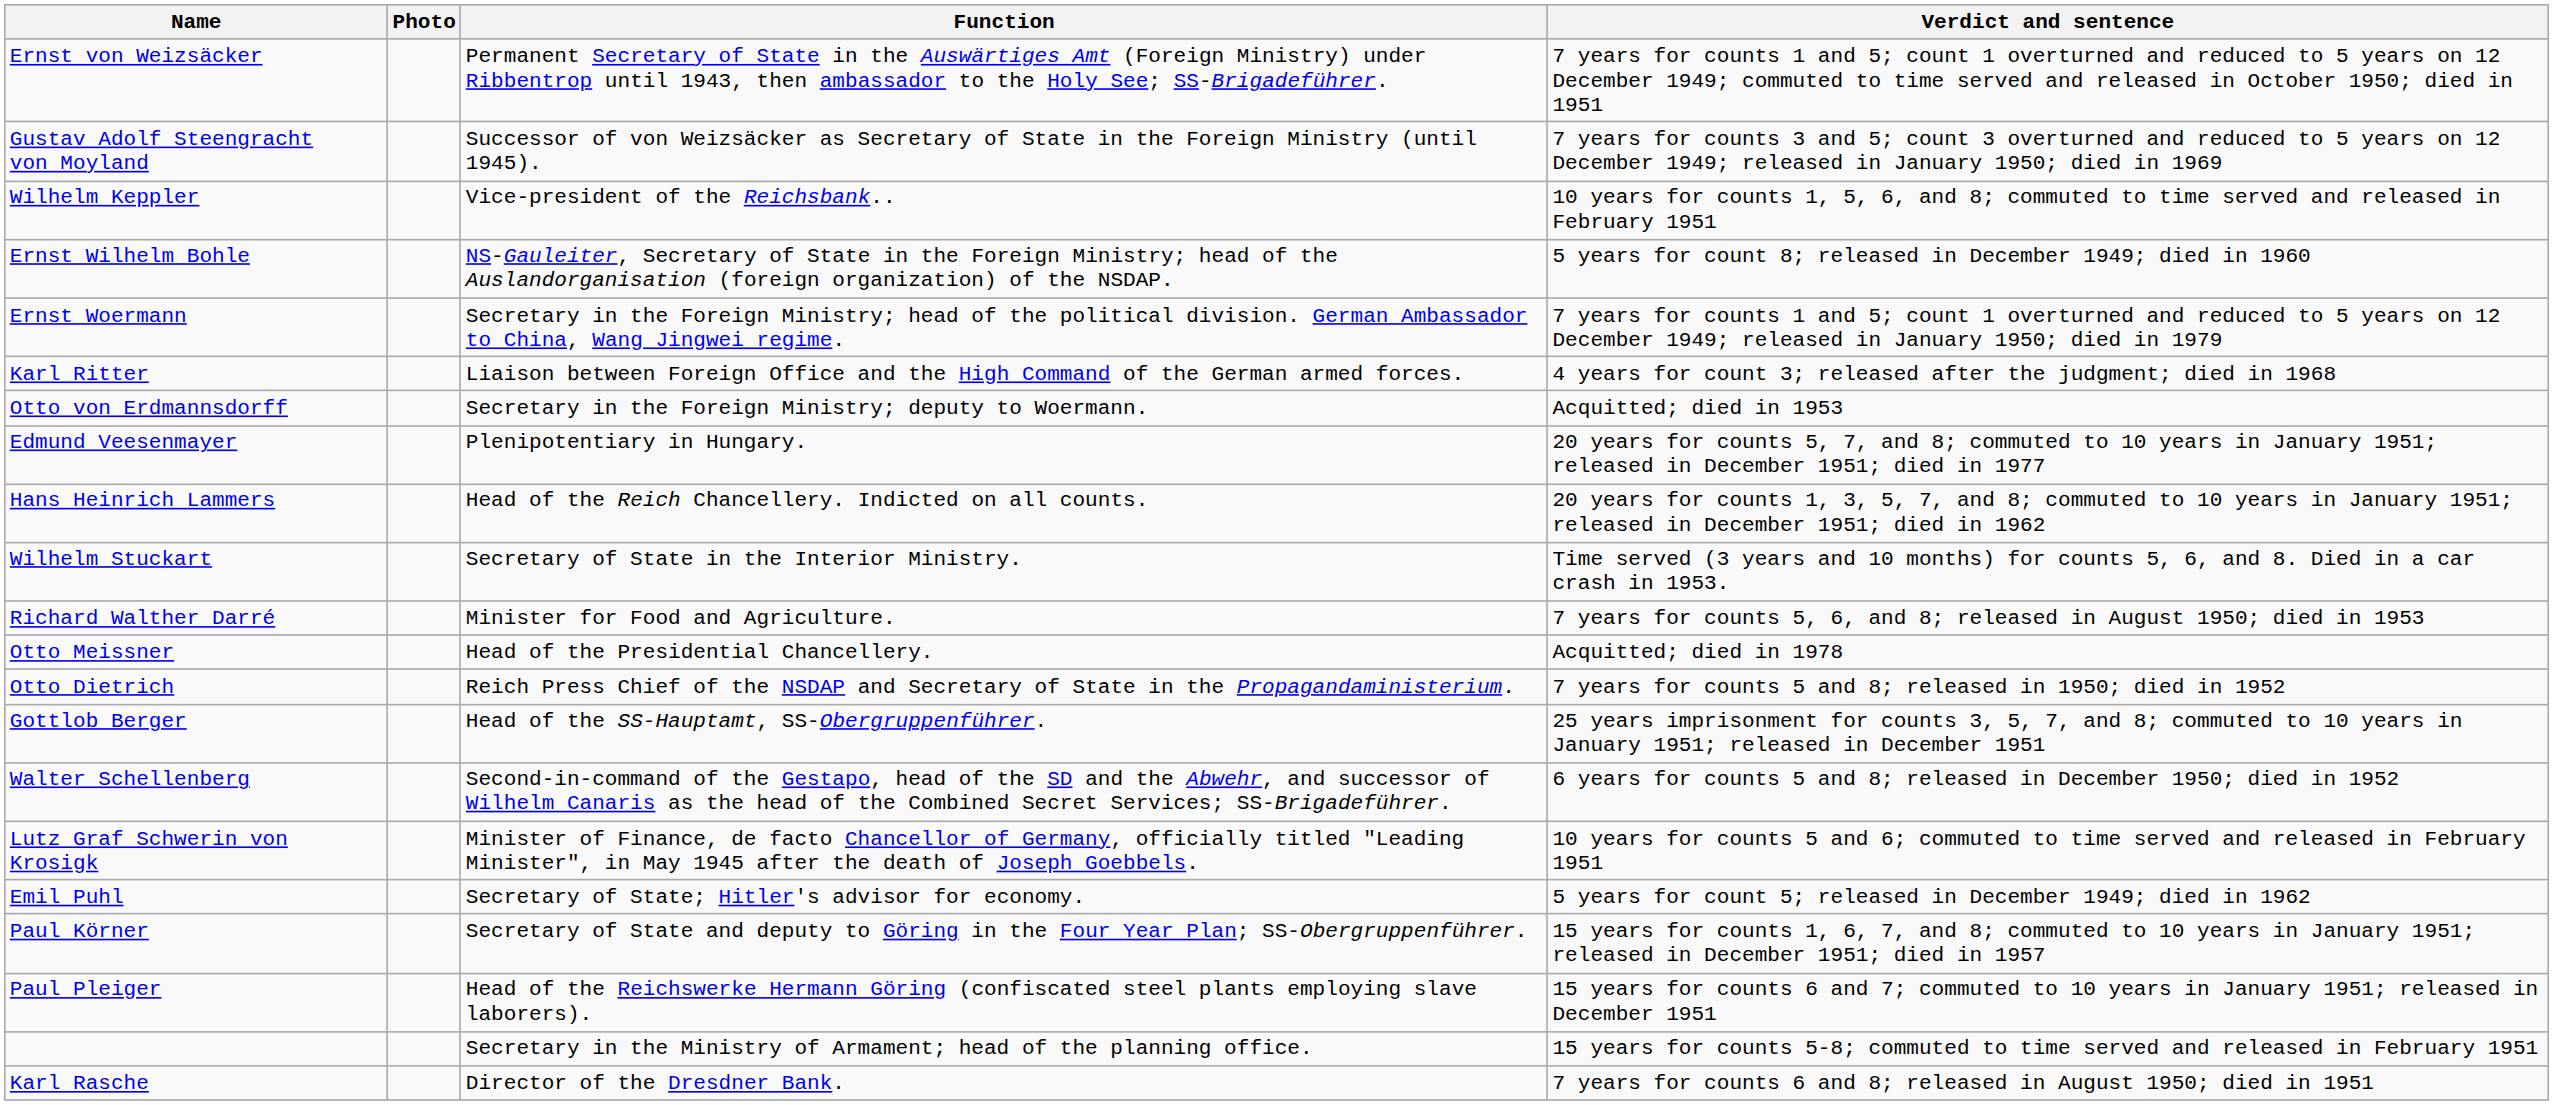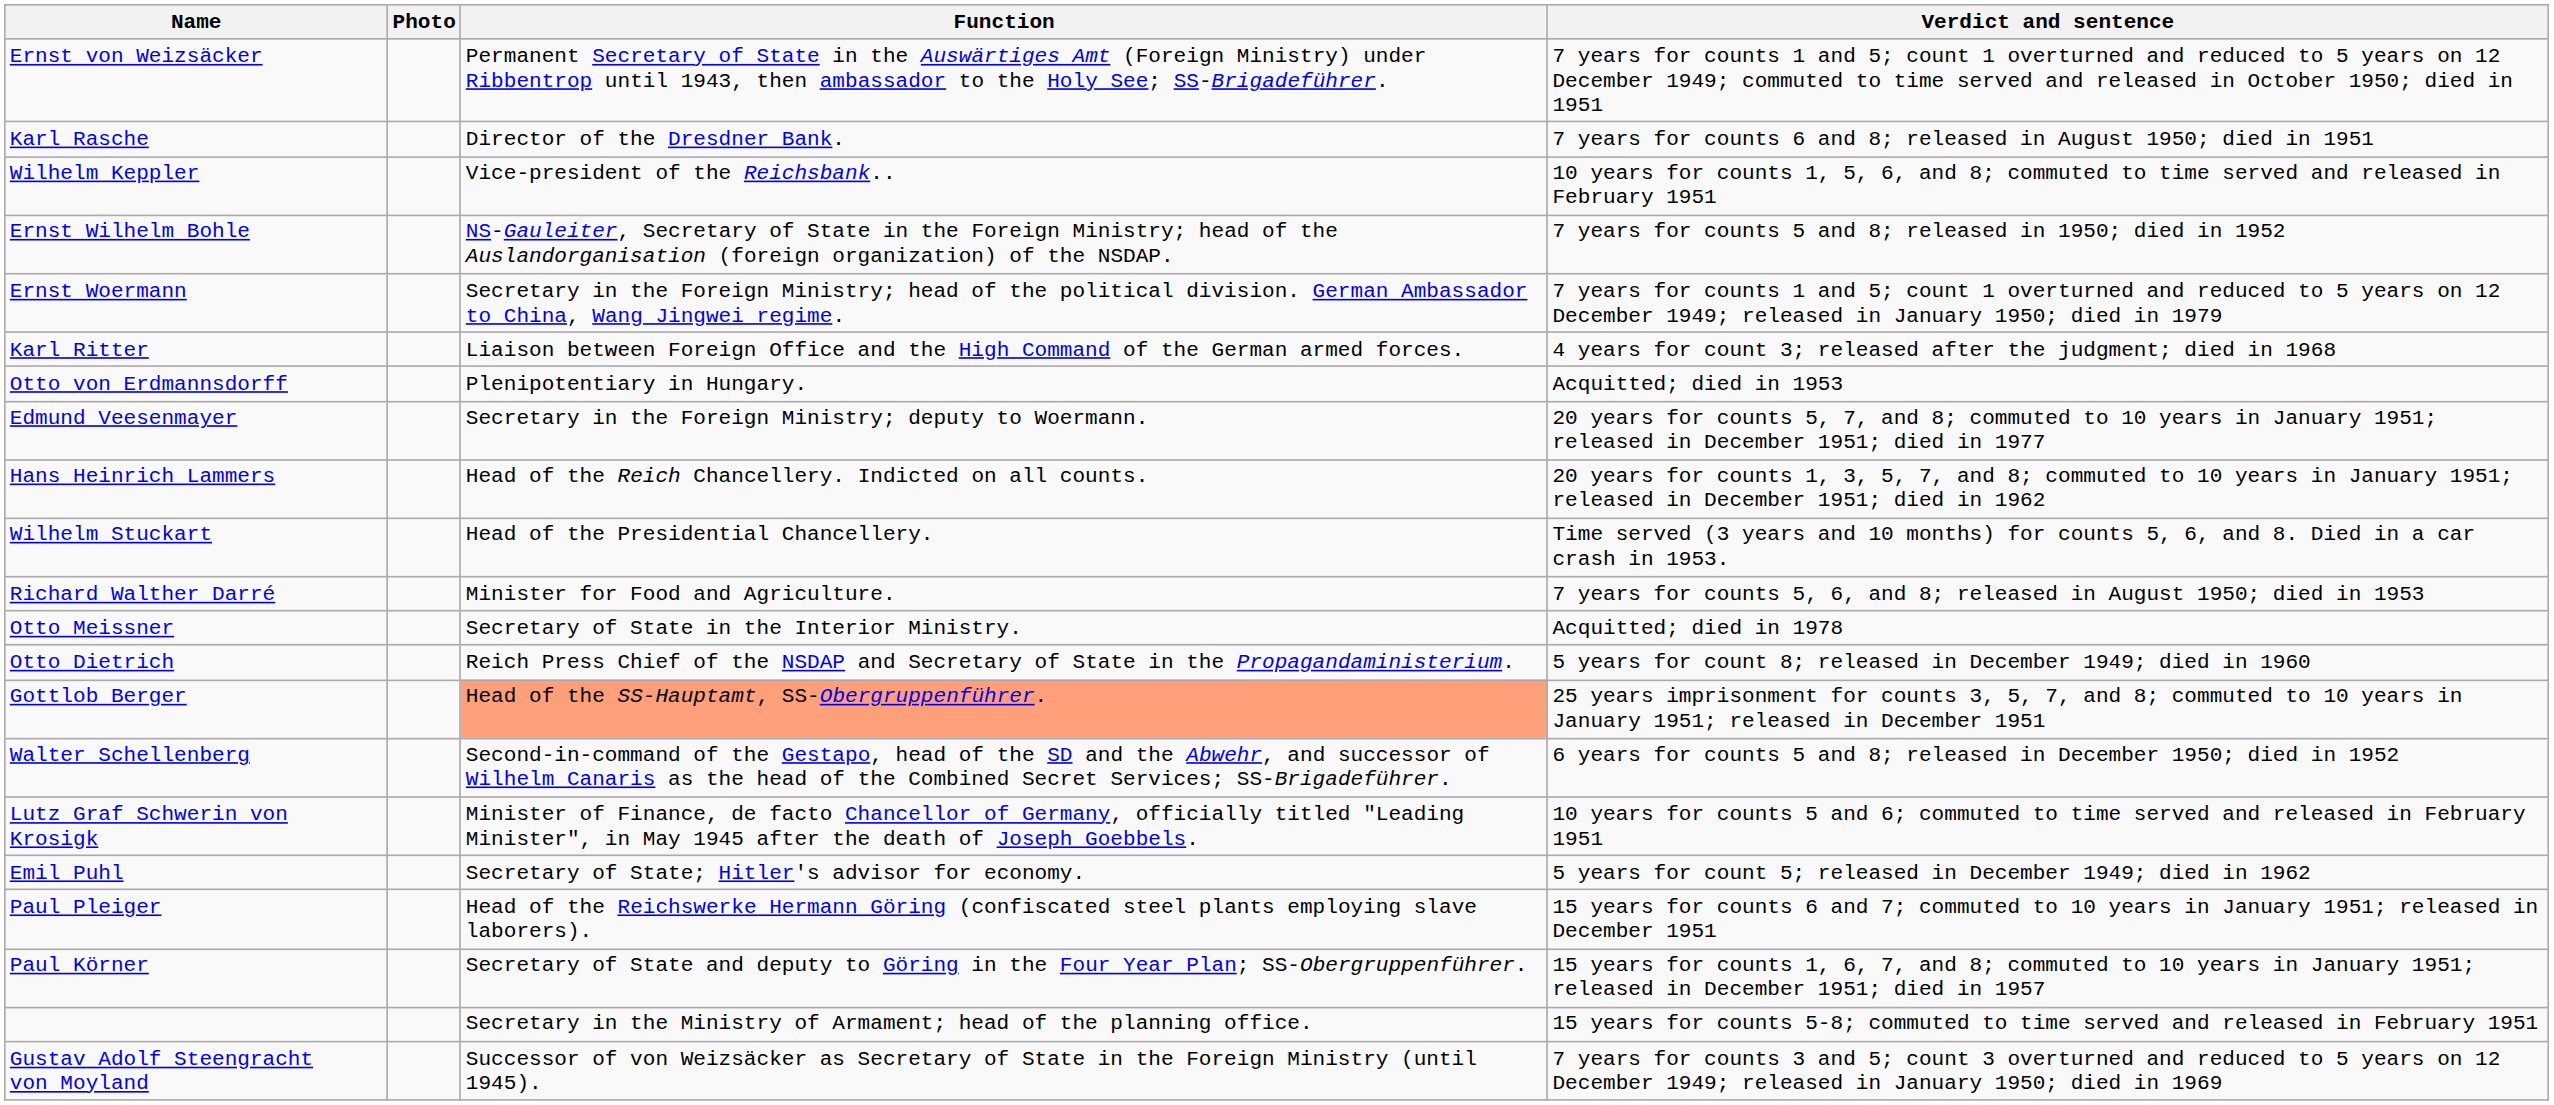rows swapped: (161, 151) <-> (79, 1083)
(1932, 256) 5 years for count 8; released in December 1949; died in 1960 -> (1919, 232) 7 years for counts 5 and 8; released in 1950; died in 1952
(807, 408) Secretary in the Foreign Ministry; deputy to Woermann. -> (636, 384) Plenipotentiary in Hungary.
(636, 442) Plenipotentiary in Hungary. -> (807, 418) Secretary in the Foreign Ministry; deputy to Woermann.
(744, 560) Secretary of State in the Interior Ministry. -> (700, 535) Head of the Presidential Chancellery.
(700, 653) Head of the Presidential Chancellery. -> (744, 628) Secretary of State in the Interior Ministry.
(1919, 687) 7 years for counts 5 and 8; released in 1950; died in 1952 -> (1932, 663) 5 years for count 8; released in December 1949; died in 1960
(757, 721) no background -> (757, 697) lightsalmon background
rows swapped: (79, 931) <-> (86, 990)
